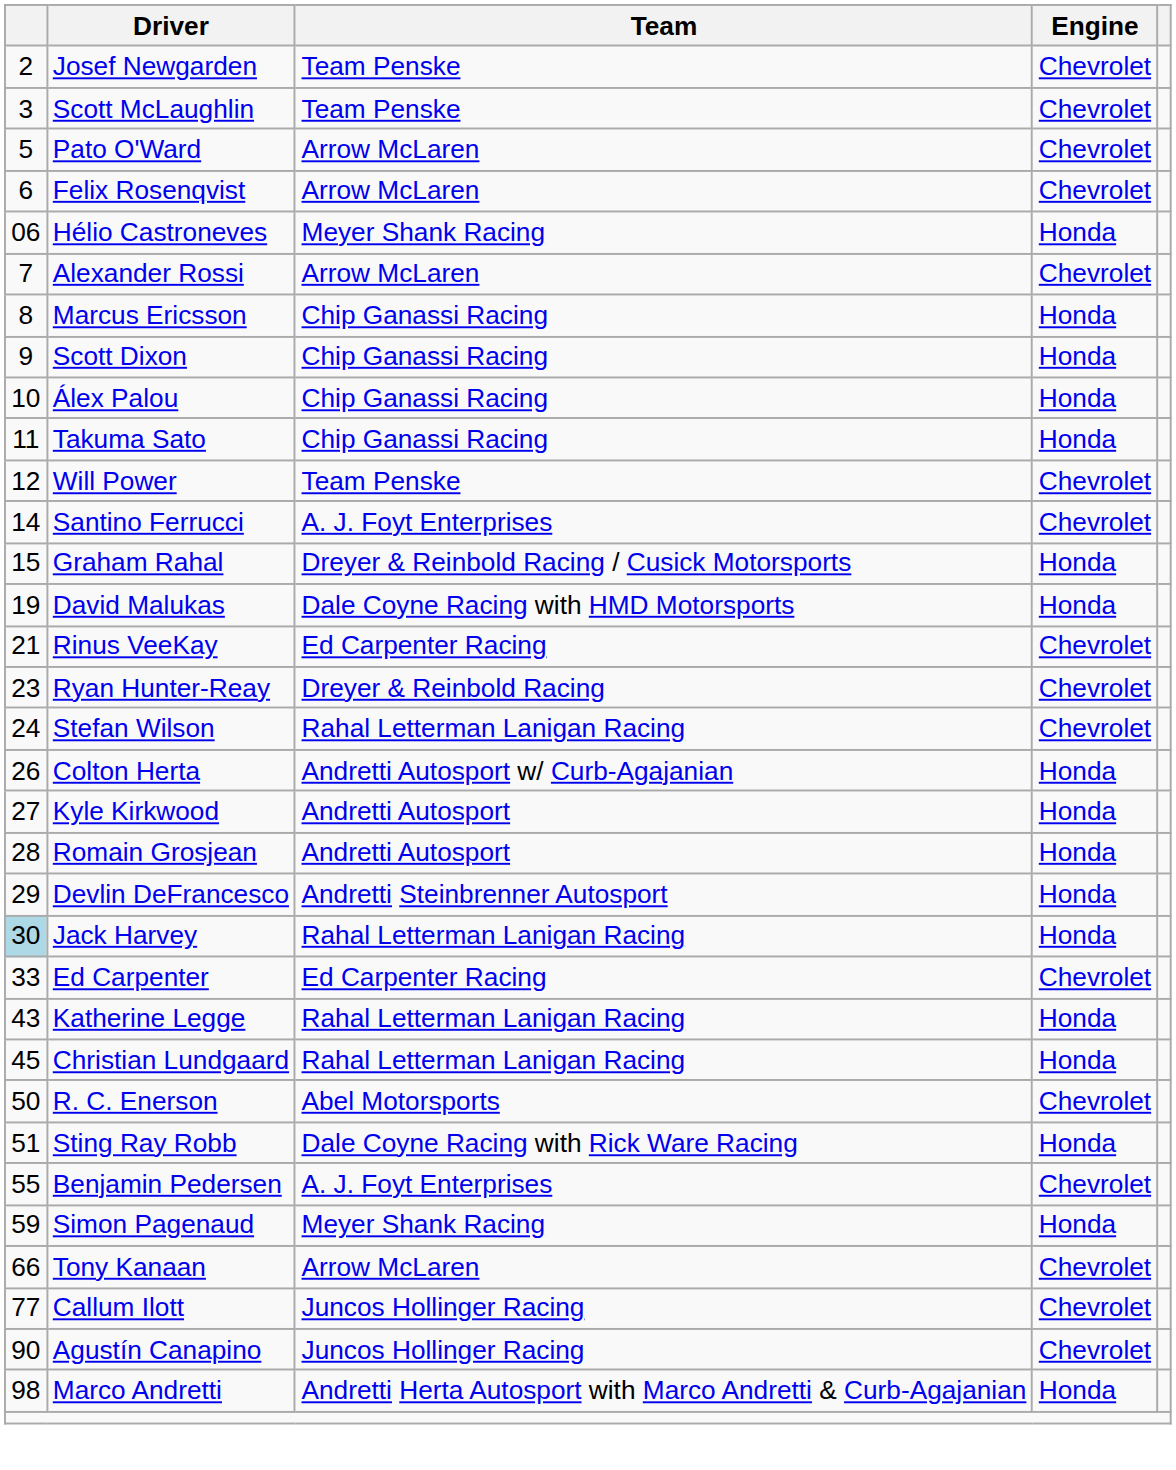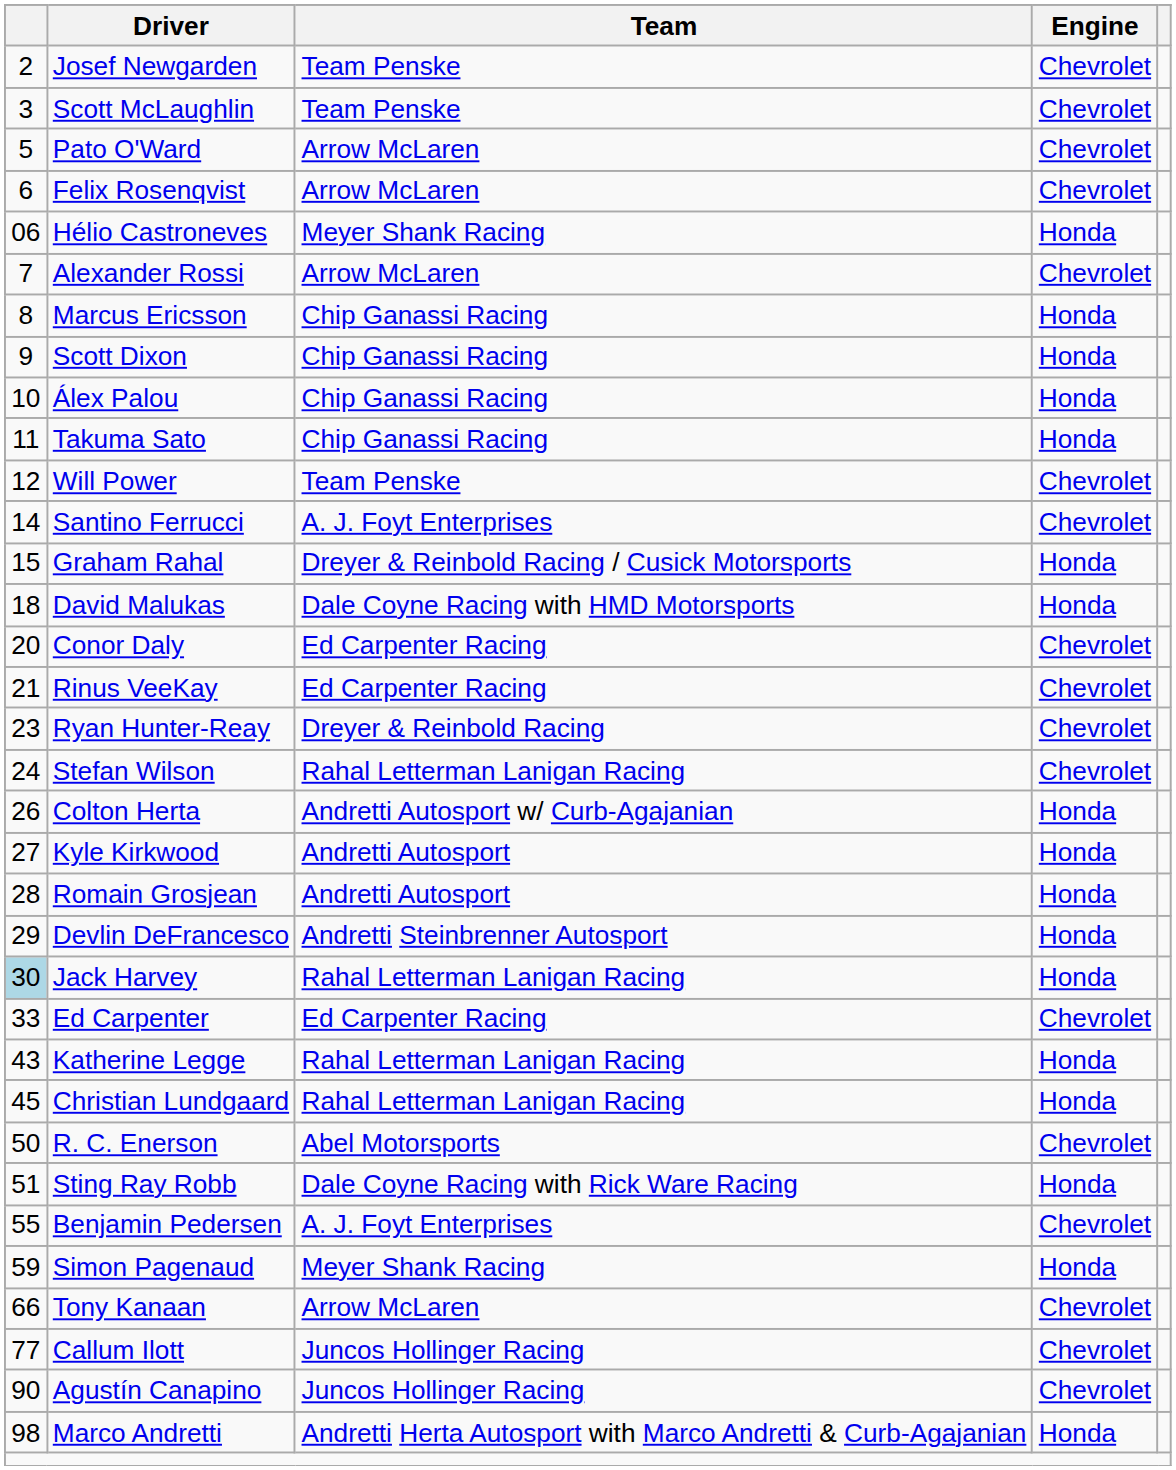(26, 604) 19 -> (26, 604) 18
+ row: (118, 646)
